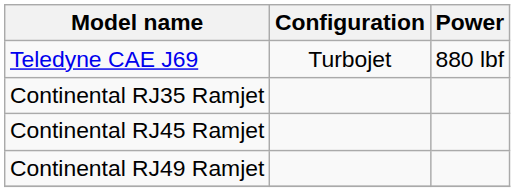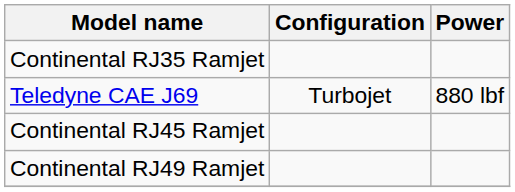rows swapped: (104, 58) <-> (137, 95)
